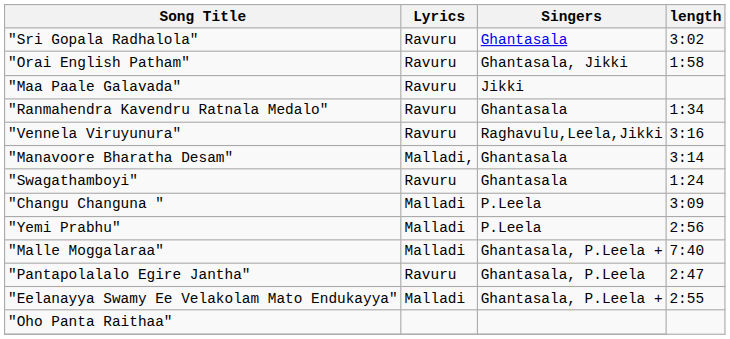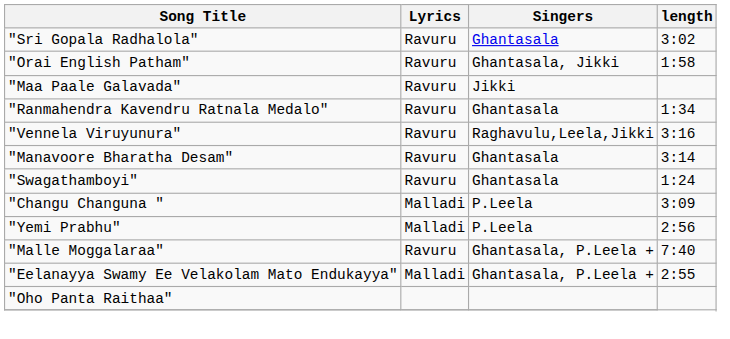(439, 157) Malladi, -> (431, 157) Ravuru
(435, 251) Malladi -> (431, 251) Ravuru
- row: (129, 275)
